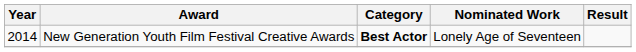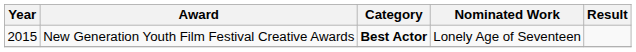(22, 36) 2014 -> (22, 36) 2015
